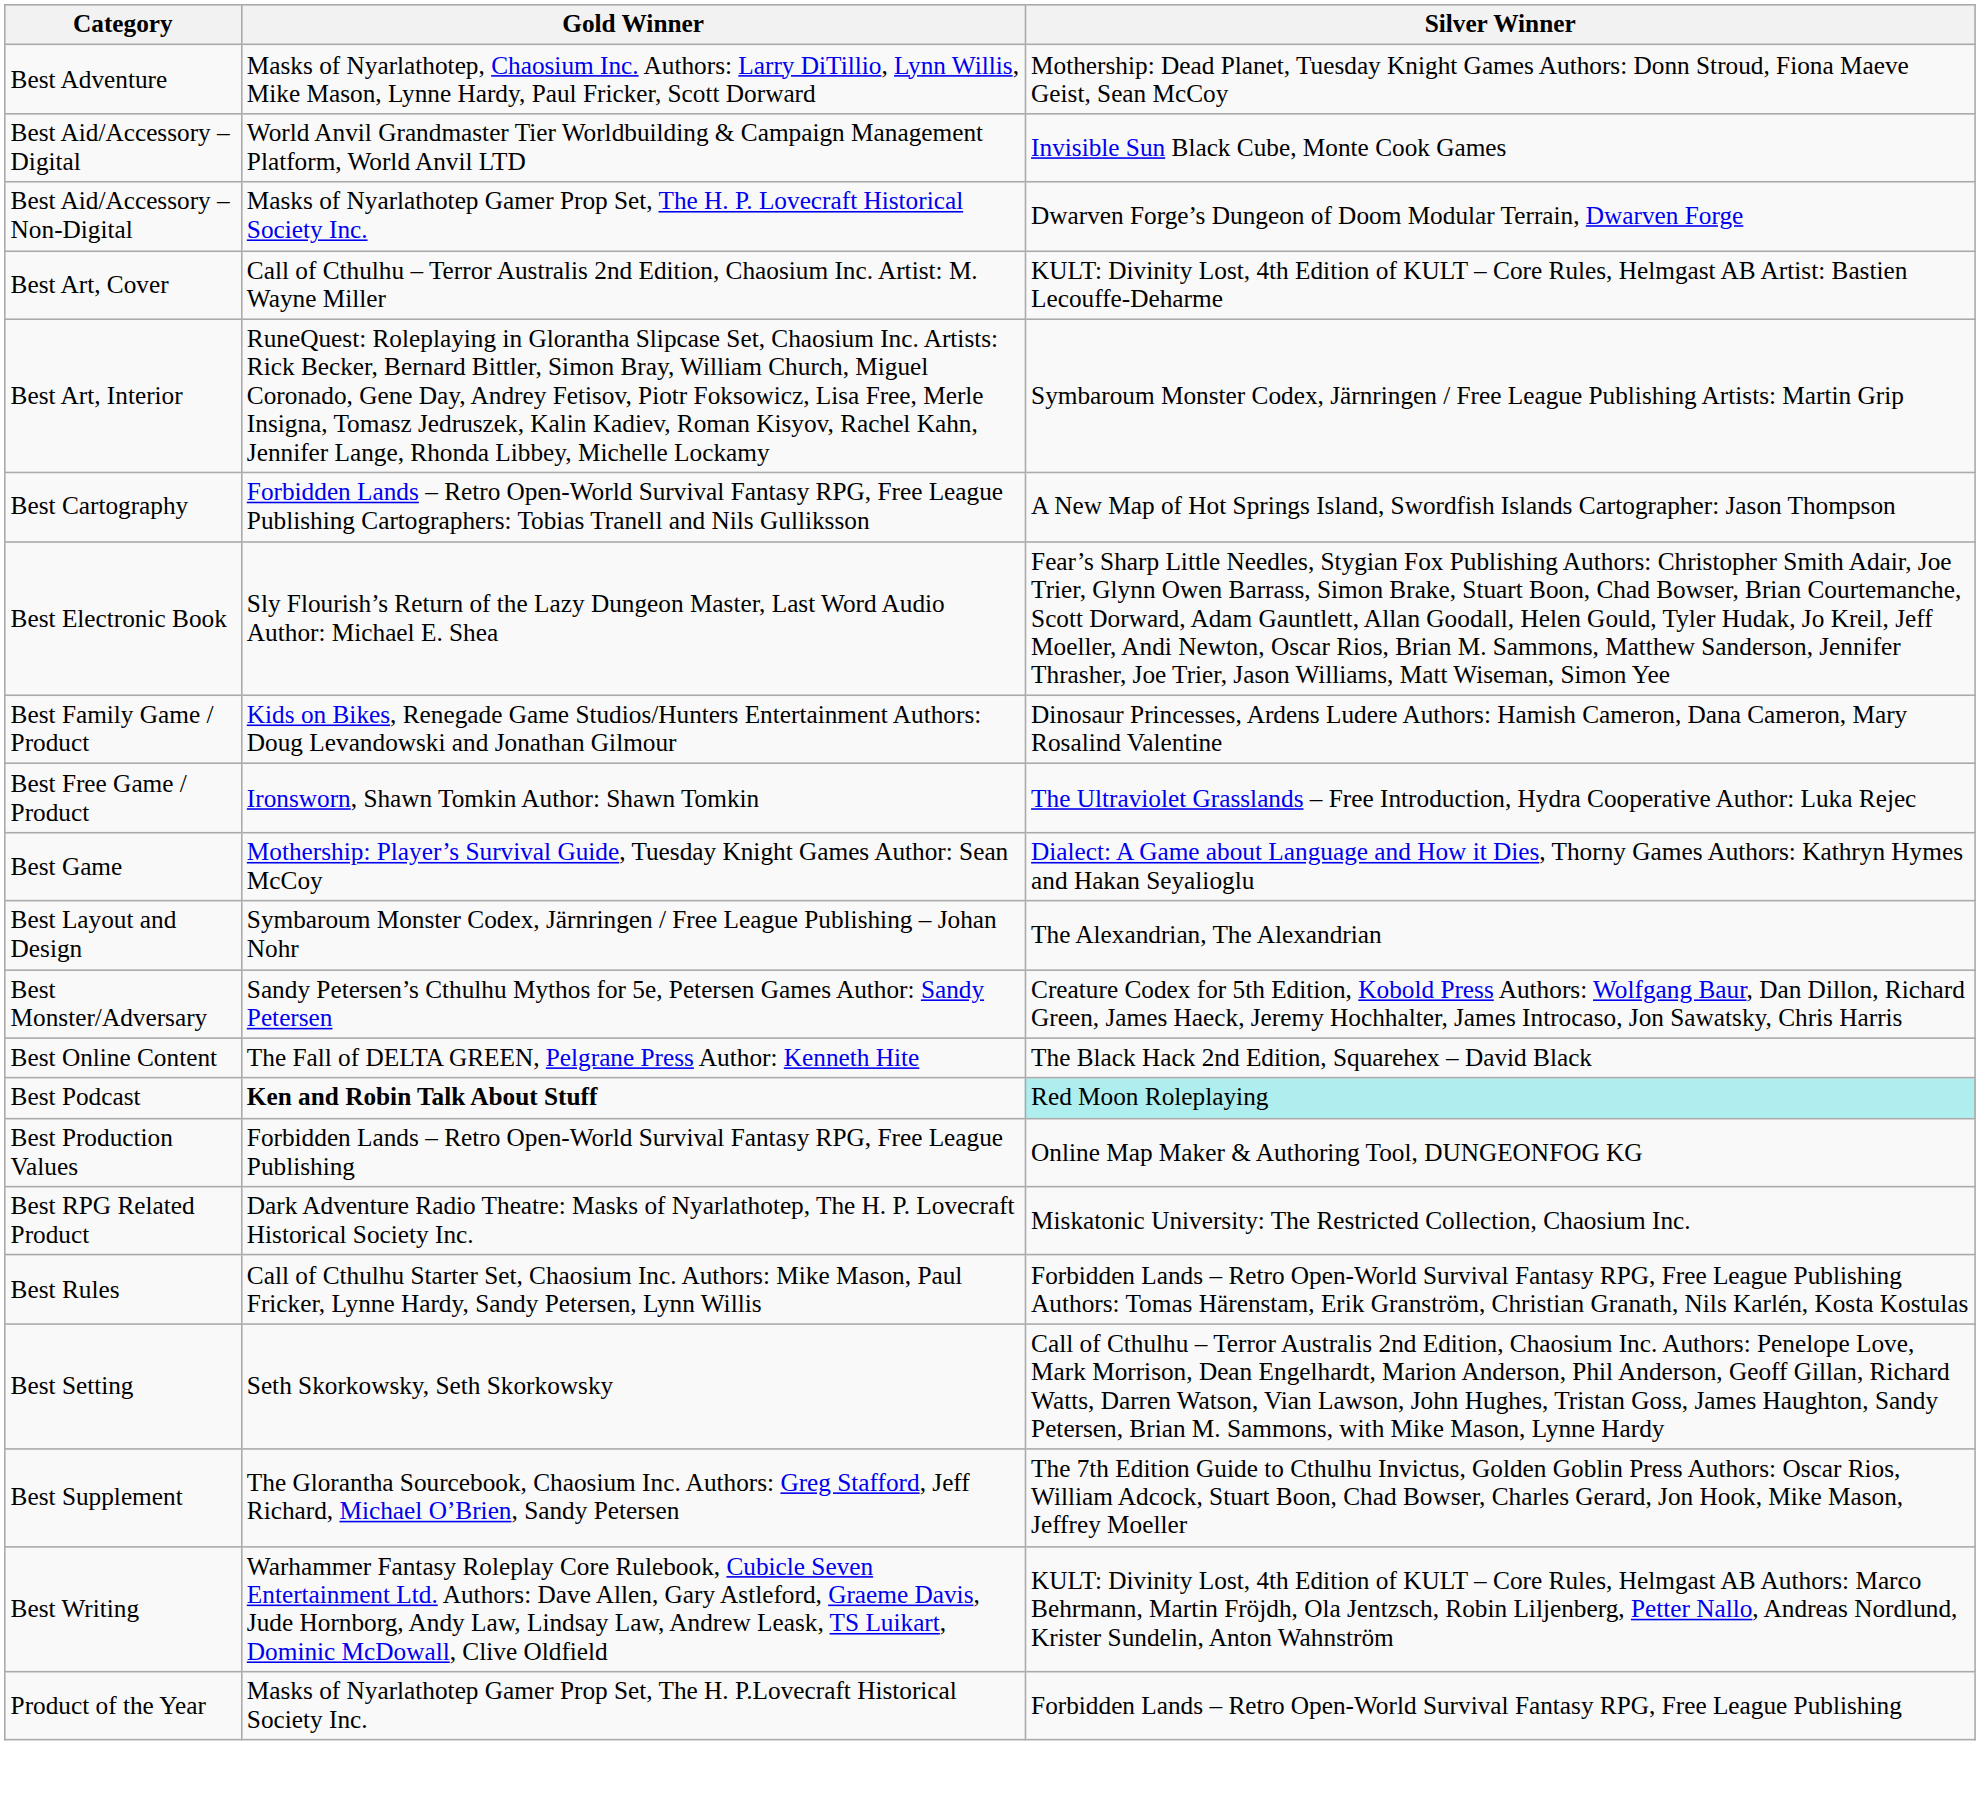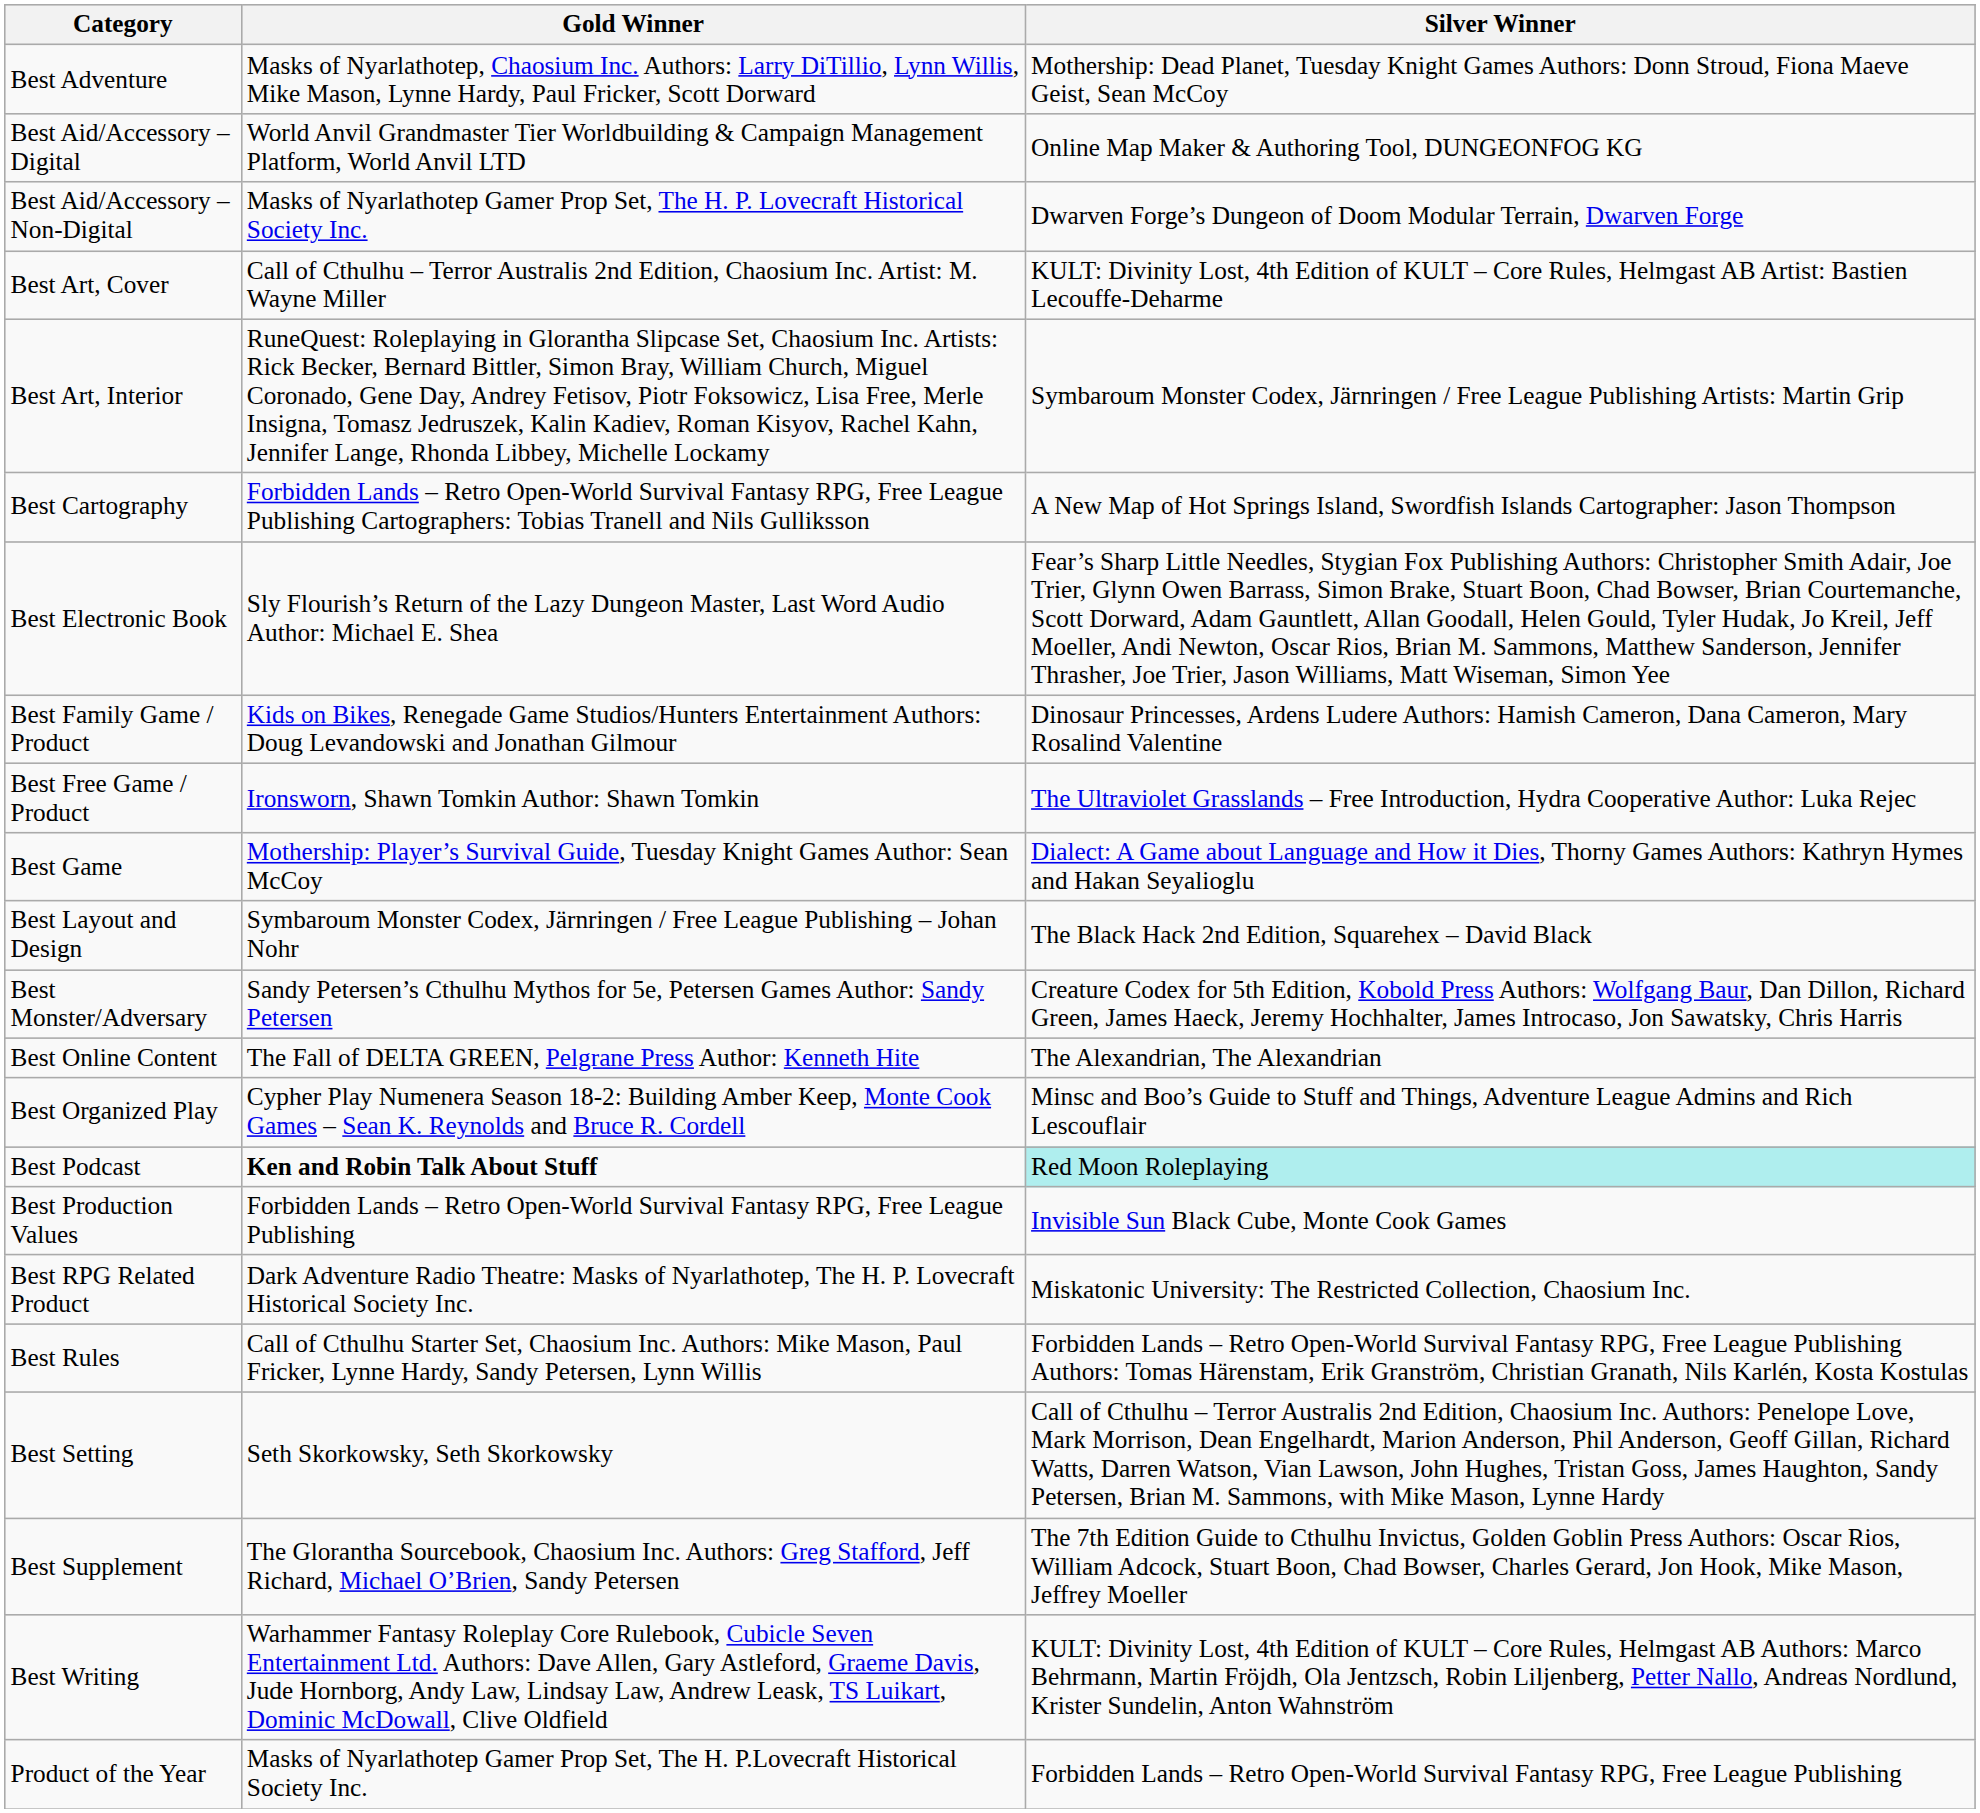(1269, 147) Invisible Sun Black Cube, Monte Cook Games -> (1337, 147) Online Map Maker & Authoring Tool, DUNGEONFOG KG
(1206, 934) The Alexandrian, The Alexandrian -> (1312, 934) The Black Hack 2nd Edition, Squarehex – David Black
(1312, 1057) The Black Hack 2nd Edition, Squarehex – David Black -> (1206, 1057) The Alexandrian, The Alexandrian
+ row: (114, 1111)
(1337, 1152) Online Map Maker & Authoring Tool, DUNGEONFOG KG -> (1269, 1220) Invisible Sun Black Cube, Monte Cook Games
